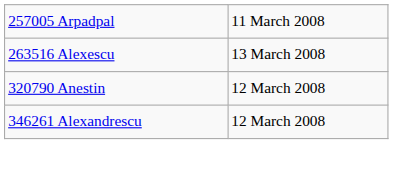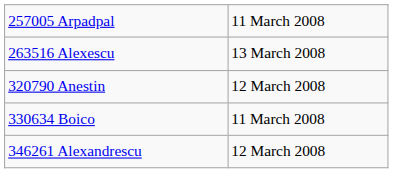+ row: (51, 118)
